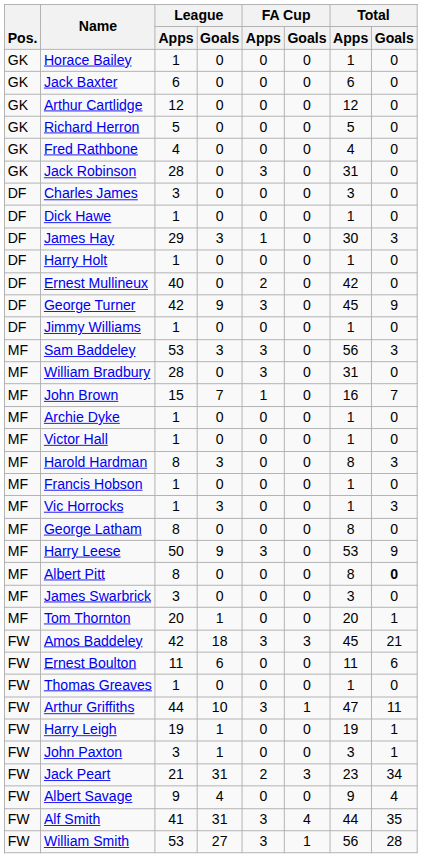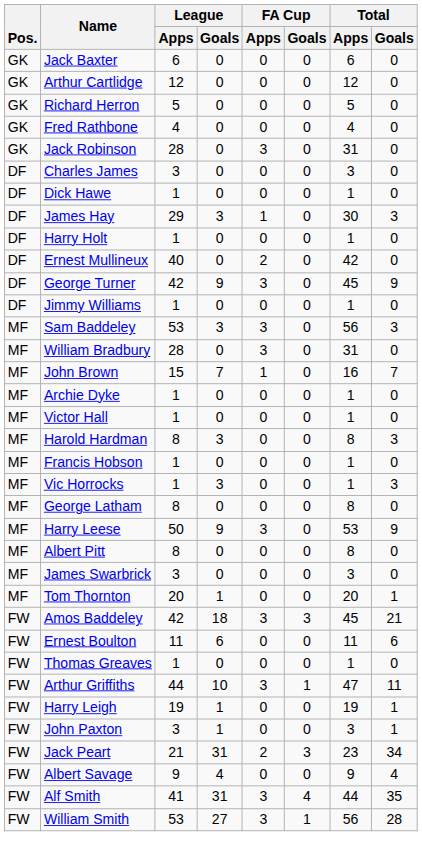- row: (88, 60)
(394, 573) bold -> (394, 551) normal
